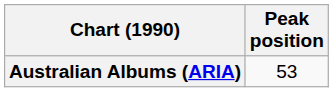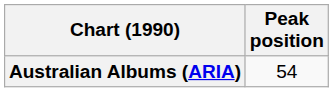(287, 71) 53 -> (287, 71) 54
